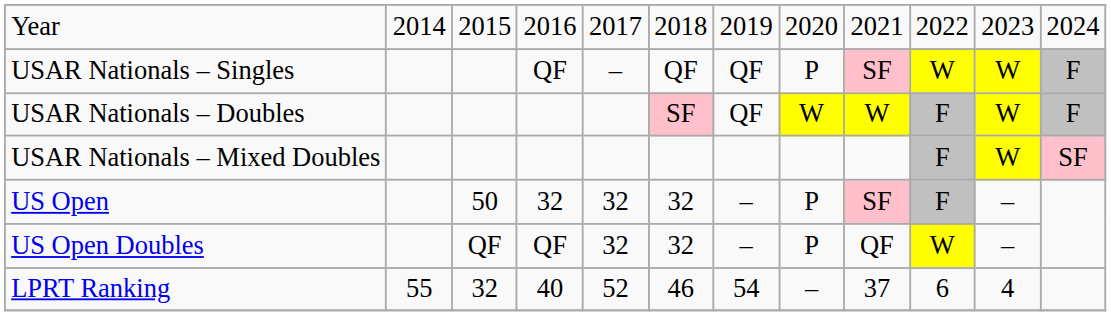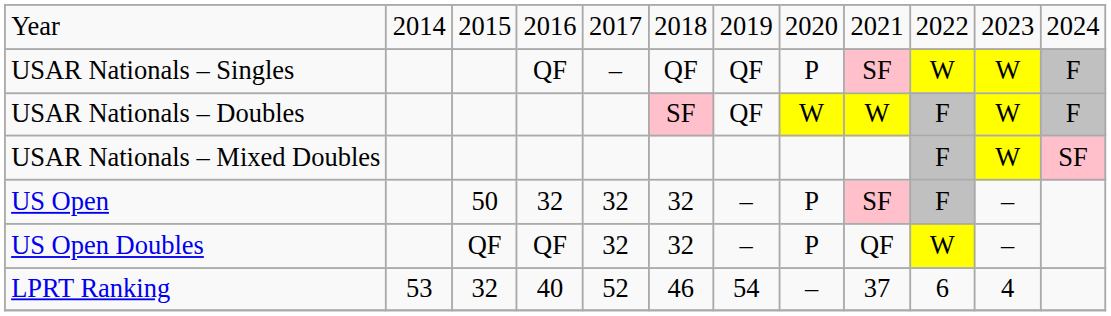(419, 288) 55 -> (419, 288) 53
